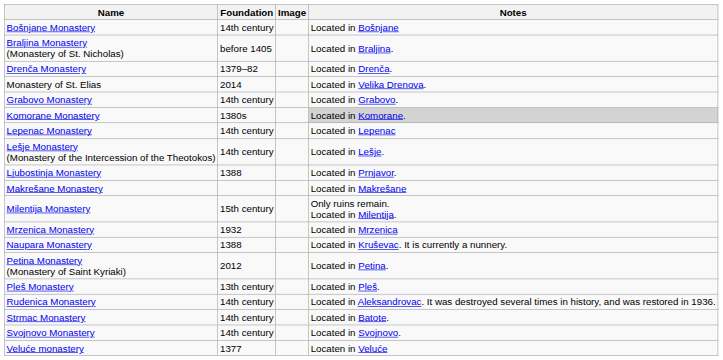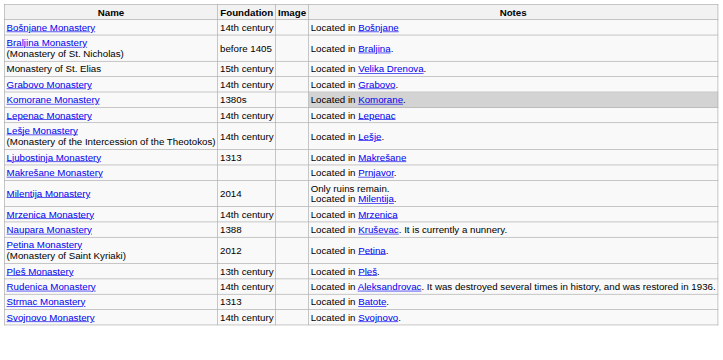- row: (46, 69)
(231, 85) 2014 -> (247, 69) 15th century
(231, 173) 1388 -> (231, 157) 1313
(354, 173) Located in Prnjavor. -> (358, 157) Located in Makrešane
(358, 188) Located in Makrešane -> (354, 173) Located in Prnjavor.
(247, 209) 15th century -> (231, 193) 2014
(231, 230) 1932 -> (247, 214) 14th century
(247, 318) 14th century -> (231, 302) 1313
- row: (45, 348)
